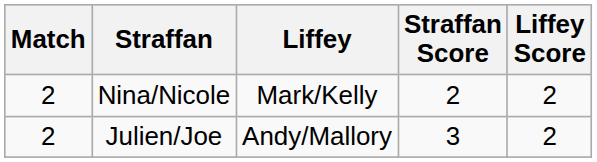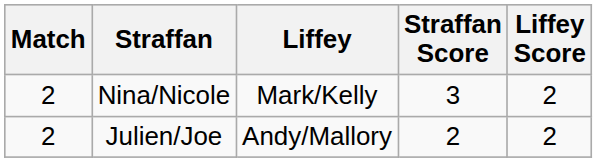(453, 95) 2 -> (453, 95) 3
(453, 136) 3 -> (453, 136) 2
